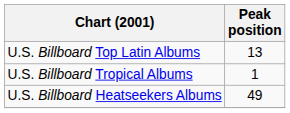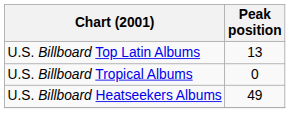(255, 74) 1 -> (255, 74) 0
